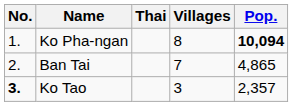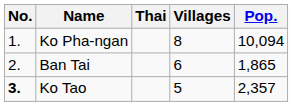(261, 40) bold -> (261, 40) normal
(178, 64) 7 -> (178, 64) 6
(257, 64) 4,865 -> (257, 64) 1,865
(178, 88) 3 -> (178, 88) 5
